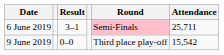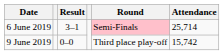(184, 27) 25,711 -> (184, 27) 25,714
(184, 42) 15,542 -> (184, 42) 15,742
